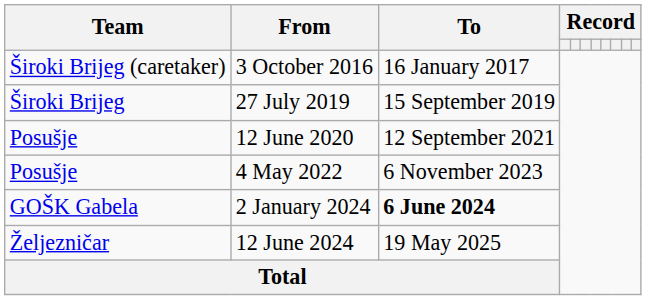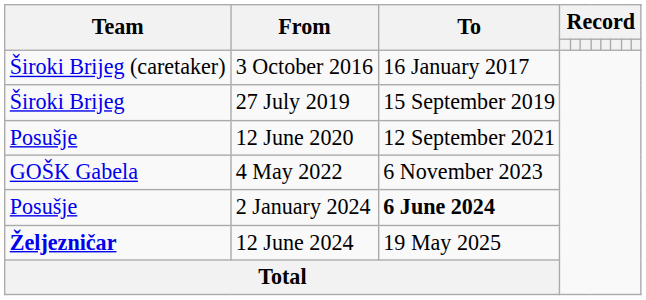(44, 172) Posušje -> (74, 172) GOŠK Gabela
(74, 207) GOŠK Gabela -> (44, 207) Posušje
(59, 242) normal -> (63, 242) bold
